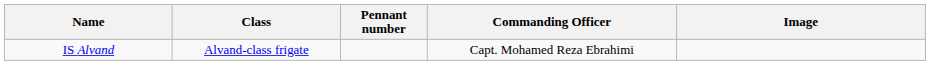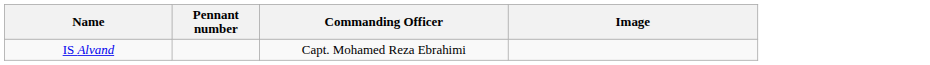- column: (256, 22)
